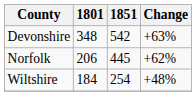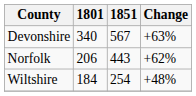(87, 36) 348 -> (87, 36) 340
(120, 36) 542 -> (120, 36) 567
(120, 58) 445 -> (120, 58) 443
